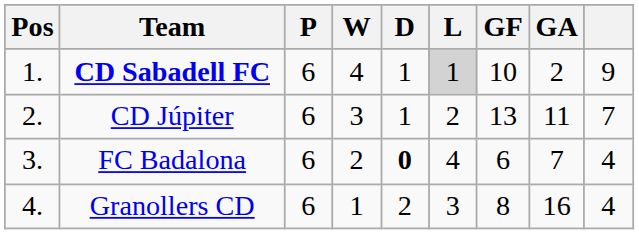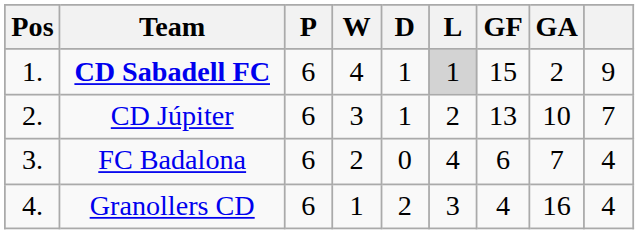(503, 71) 10 -> (503, 71) 15
(557, 116) 11 -> (557, 116) 10
(405, 160) bold -> (405, 160) normal
(503, 205) 8 -> (503, 205) 4
